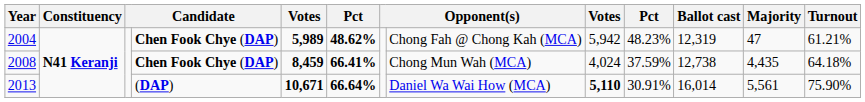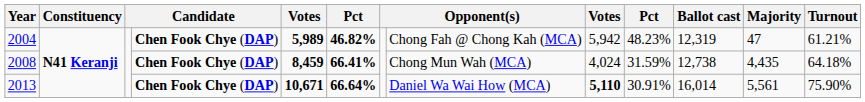(353, 39) 48.62% -> (353, 39) 46.82%
(649, 62) 37.59% -> (649, 62) 31.59%
(154, 86) (DAP) -> (207, 86) Chen Fook Chye (DAP)
